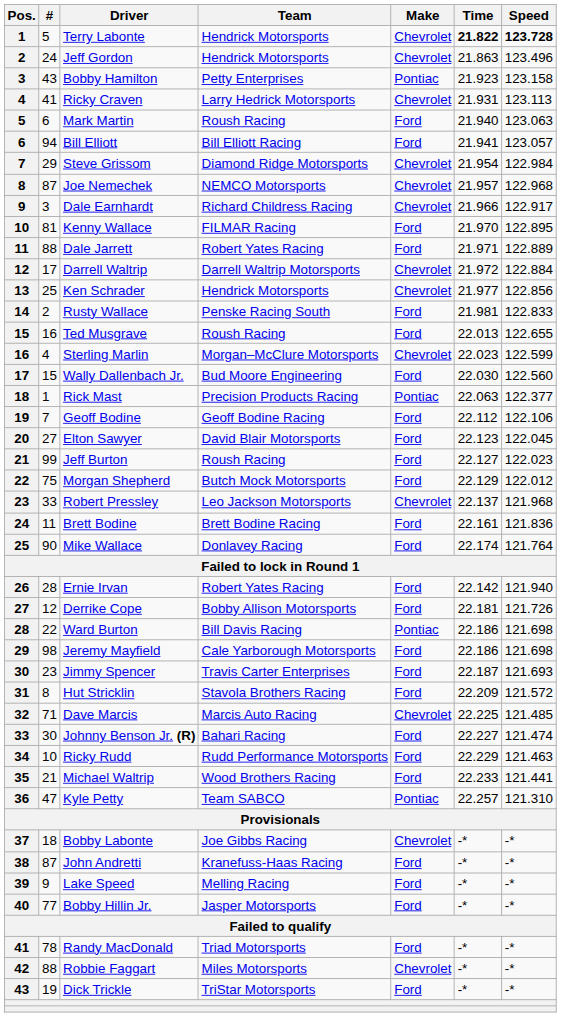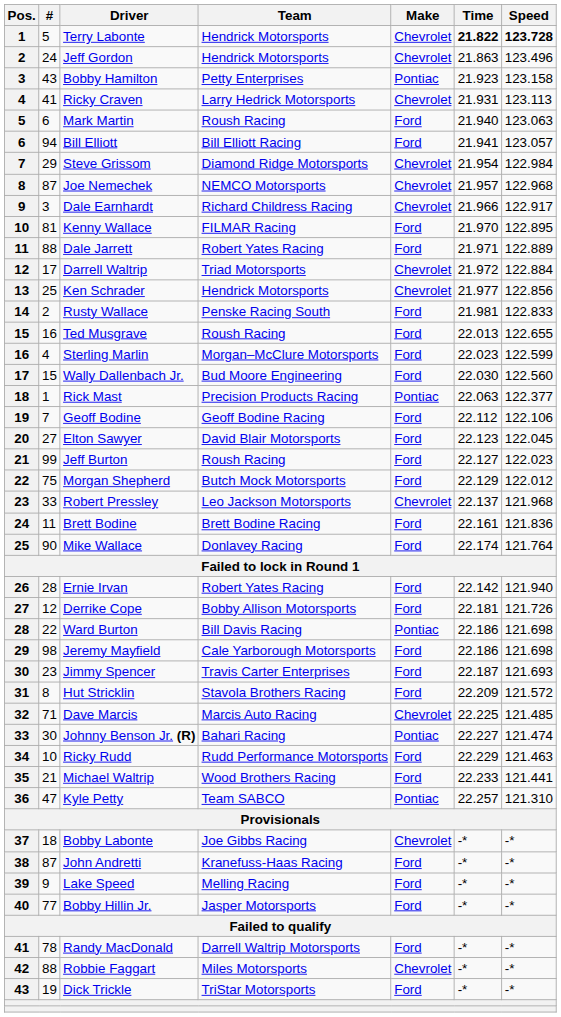(281, 269) Darrell Waltrip Motorsports -> (254, 269) Triad Motorsports
(423, 354) Chevrolet -> (408, 354) Ford
(408, 735) Ford -> (417, 735) Pontiac
(254, 947) Triad Motorsports -> (281, 947) Darrell Waltrip Motorsports
